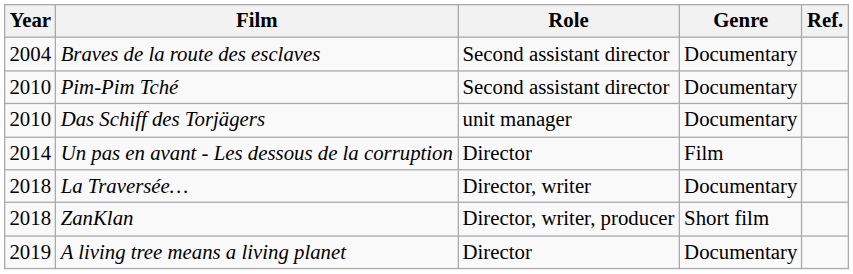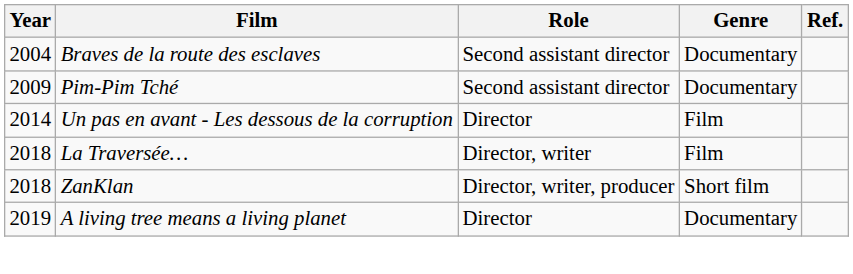(30, 86) 2010 -> (30, 86) 2009
- row: (163, 119)
(741, 185) Documentary -> (704, 152) Film
